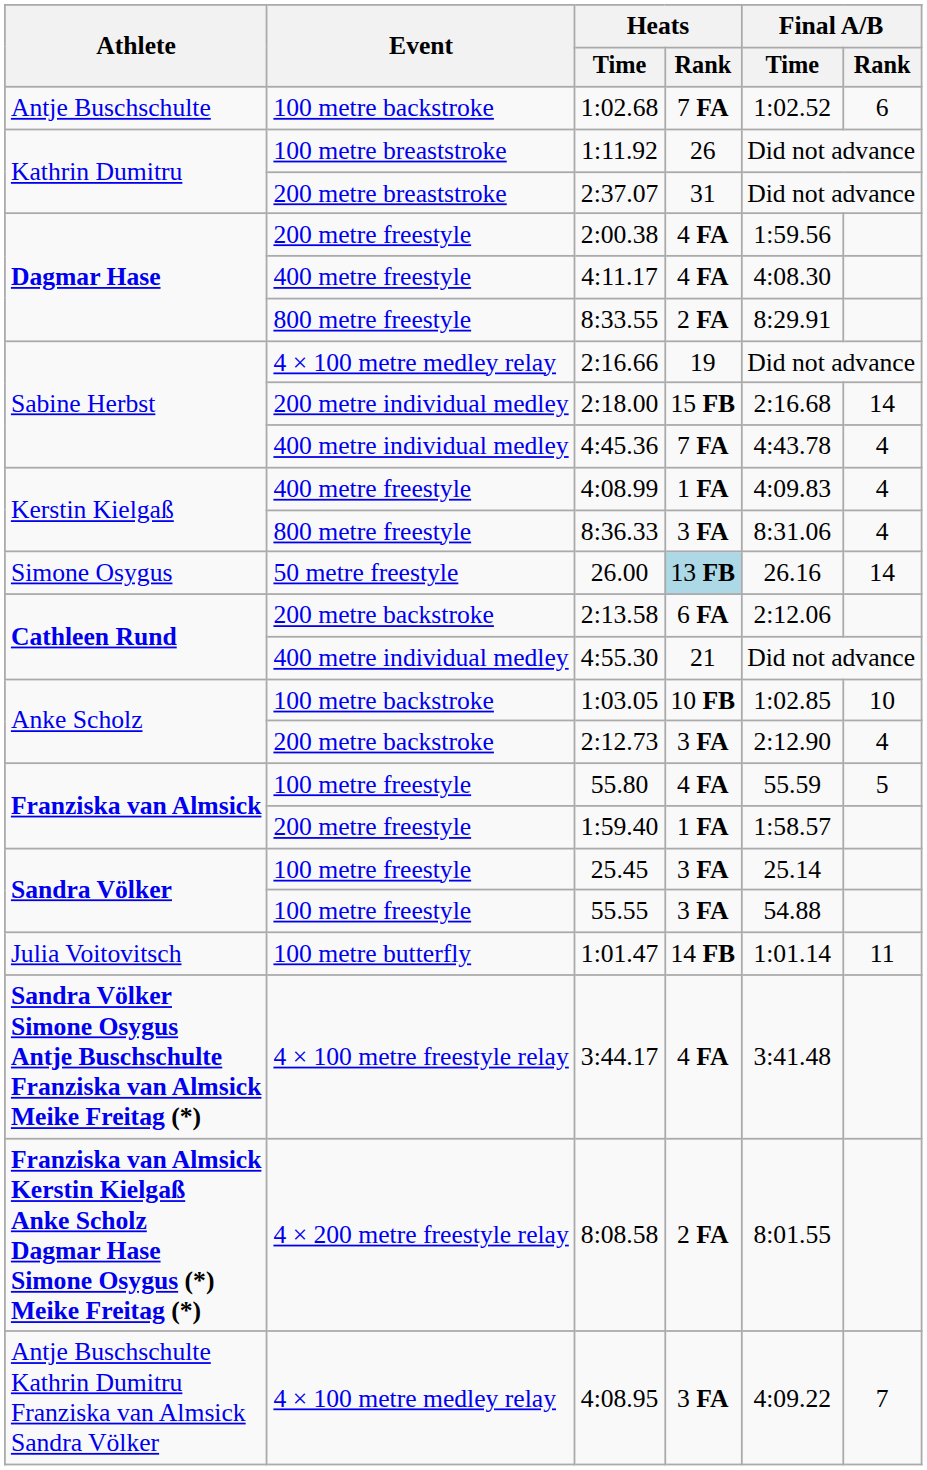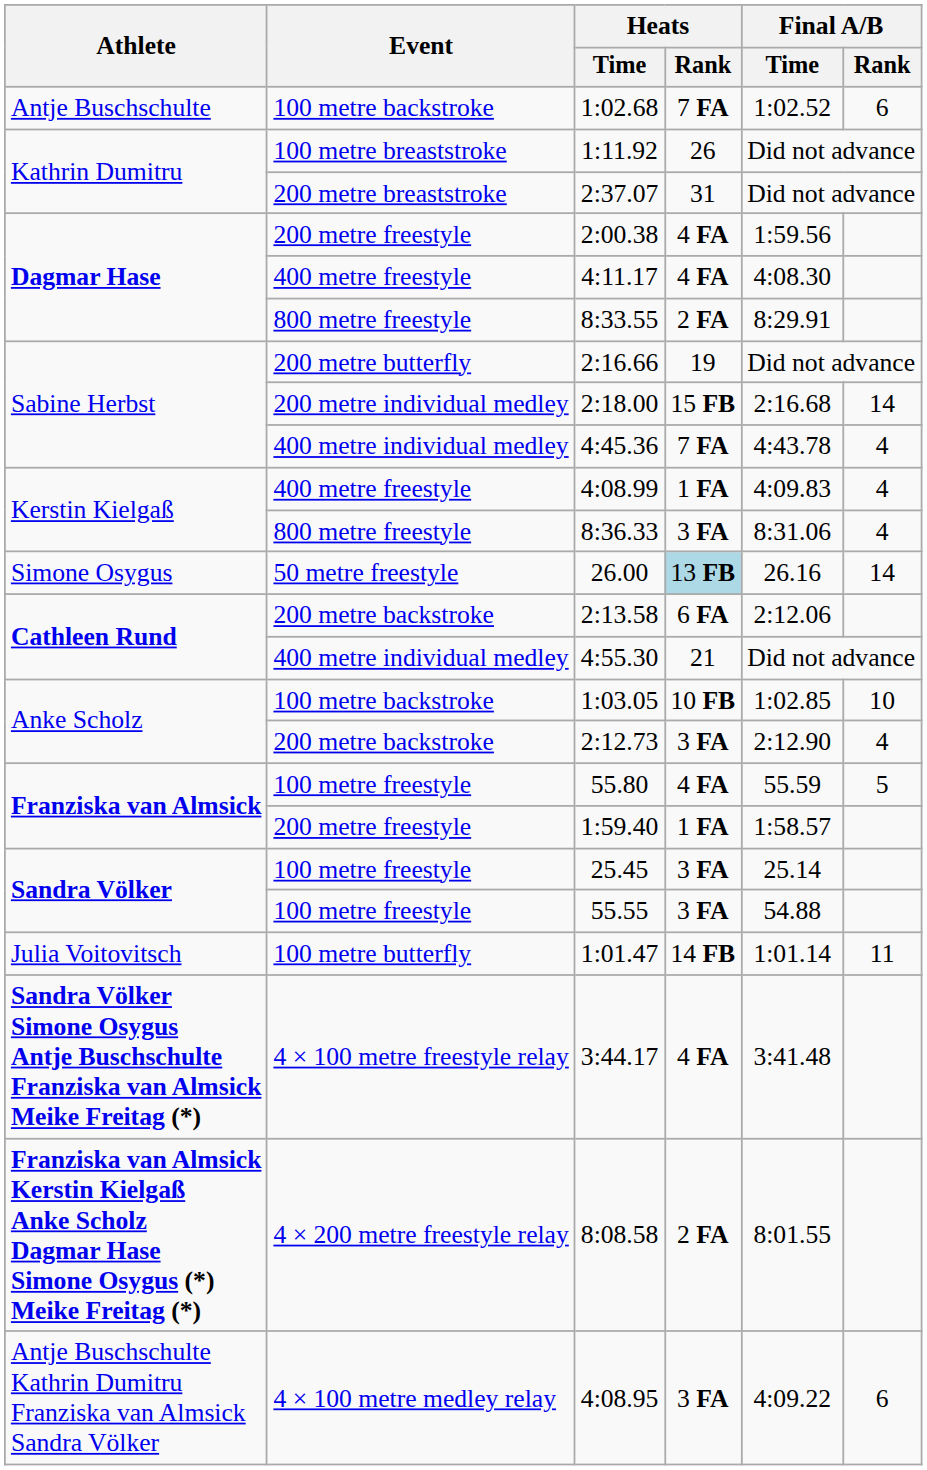(415, 361) 4 × 100 metre medley relay -> (372, 361) 200 metre butterfly
(882, 1398) 7 -> (882, 1398) 6
